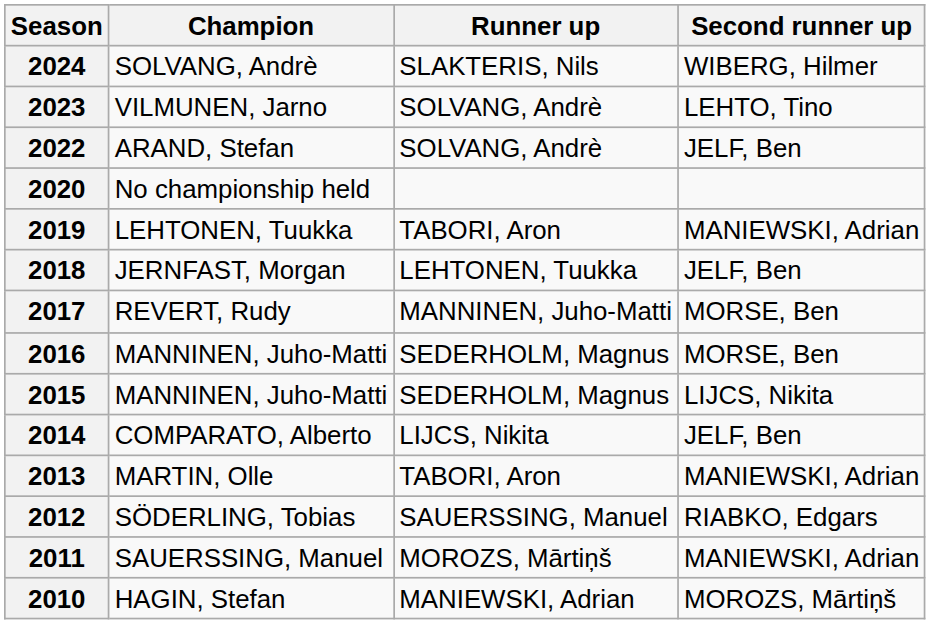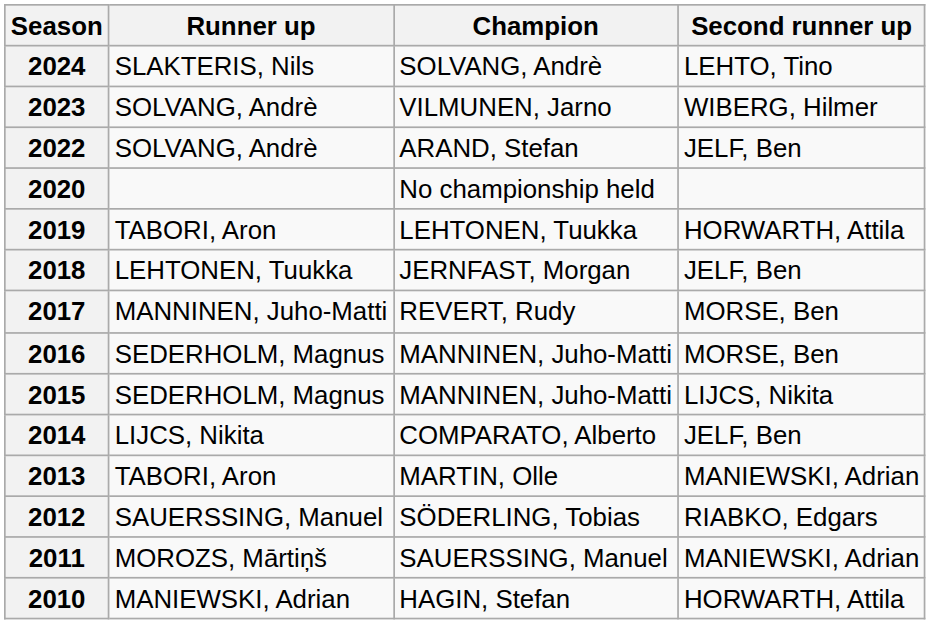columns swapped: (251, 25) <-> (536, 25)
(781, 66) WIBERG, Hilmer -> (758, 66) LEHTO, Tino
(758, 107) LEHTO, Tino -> (781, 107) WIBERG, Hilmer
(802, 230) MANIEWSKI, Adrian -> (794, 230) HORWARTH, Attila
(790, 598) MOROZS, Mārtiņš -> (794, 598) HORWARTH, Attila
